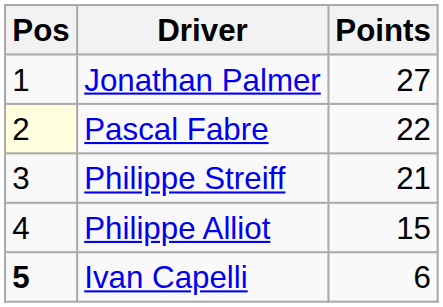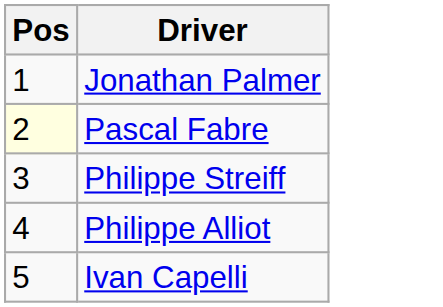- column: (383, 30)
(21, 278) bold -> (21, 278) normal
